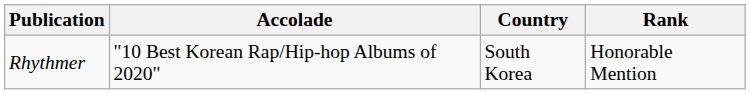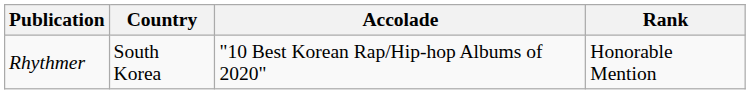columns swapped: (533, 19) <-> (294, 19)
